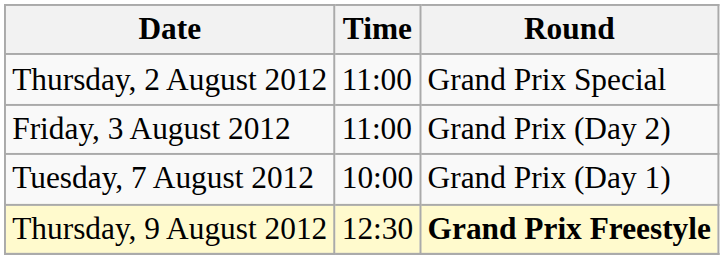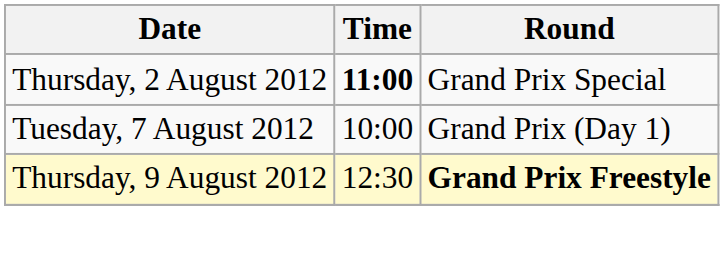(377, 79) normal -> (377, 79) bold
- row: (151, 128)
